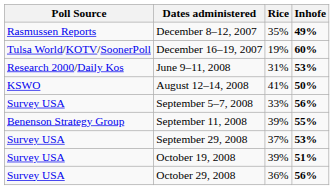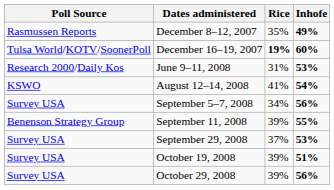(278, 49) normal -> (279, 49) bold
(306, 85) 50% -> (307, 85) 54%
(278, 103) 33% -> (278, 103) 34%
(278, 175) 36% -> (278, 175) 39%
